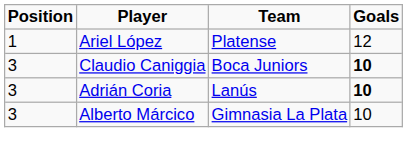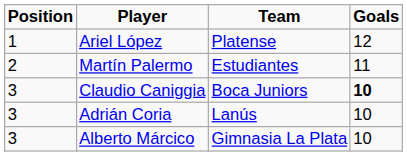+ row: (136, 66)
(362, 90) bold -> (362, 114) normal
